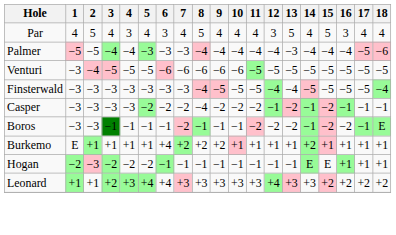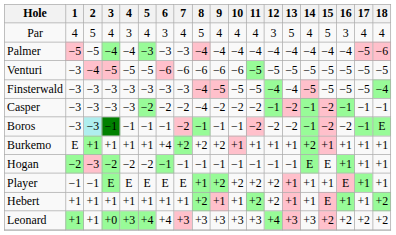(291, 51) −3 -> (291, 51) −4
(93, 126) no background -> (93, 126) paleturquoise background
+ row: (22, 182)
+ row: (23, 201)
(111, 182) +2 -> (111, 220) +0
